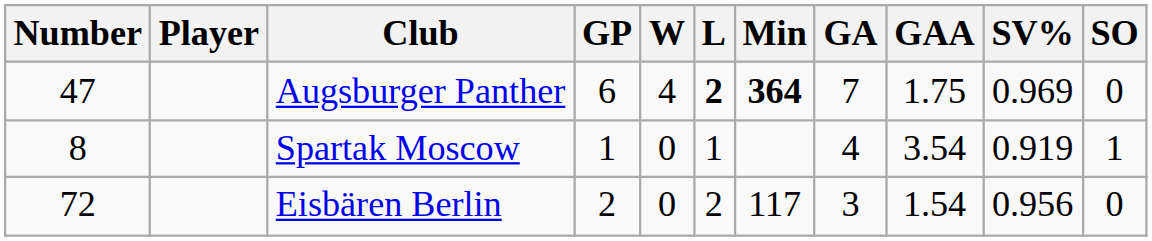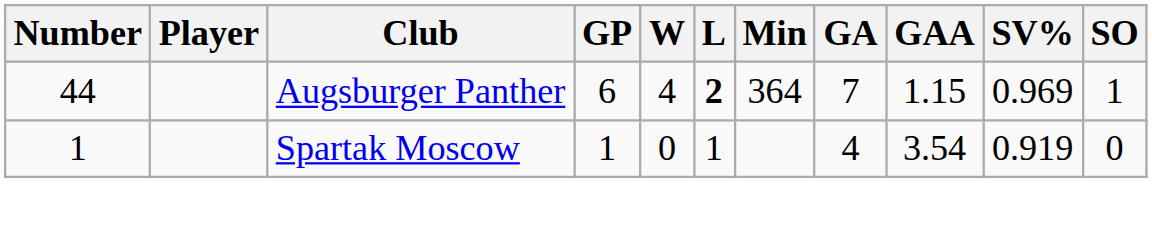(78, 90) 47 -> (78, 90) 44
(775, 90) bold -> (775, 90) normal
(935, 90) 1.75 -> (935, 90) 1.15
(1115, 90) 0 -> (1115, 90) 1
(78, 147) 8 -> (78, 147) 1
(1115, 147) 1 -> (1115, 147) 0
- row: (389, 205)
